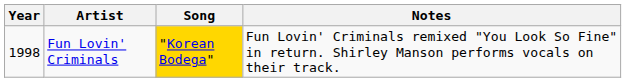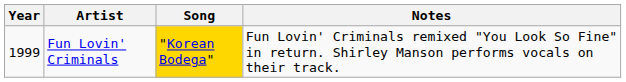(24, 52) 1998 -> (24, 52) 1999
